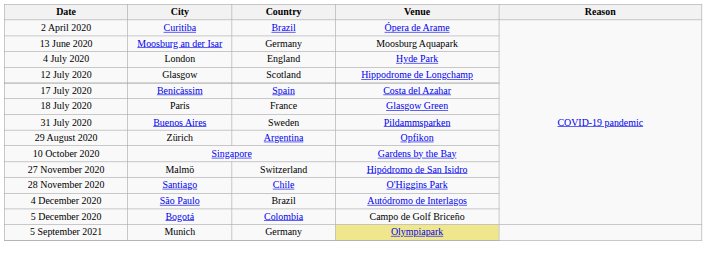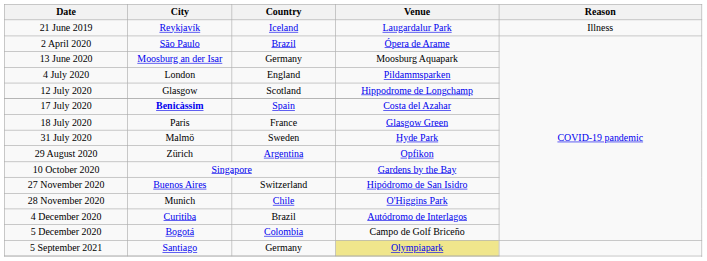+ row: (66, 28)
(180, 28) Curitiba -> (180, 43) São Paulo
(417, 59) Hyde Park -> (417, 75) Pildammsparken
(180, 91) normal -> (180, 106) bold
(180, 122) Buenos Aires -> (180, 138) Malmö
(417, 122) Pildammsparken -> (417, 138) Hyde Park
(180, 169) Malmö -> (180, 185) Buenos Aires
(180, 185) Santiago -> (180, 201) Munich
(180, 201) São Paulo -> (180, 216) Curitiba
(180, 232) Munich -> (180, 248) Santiago
